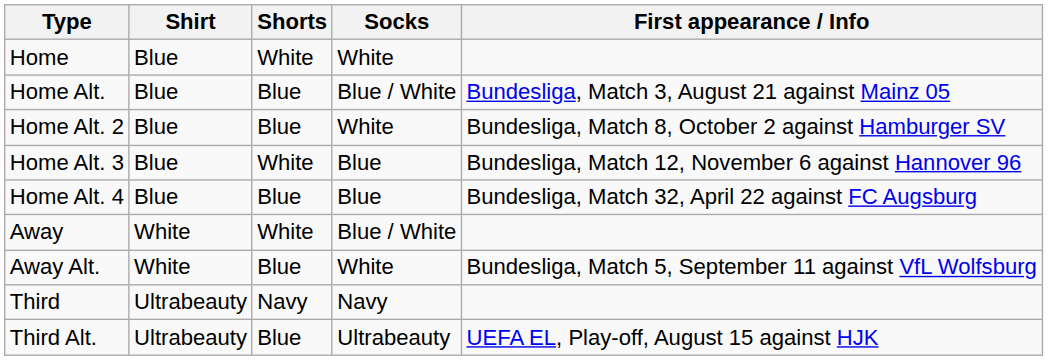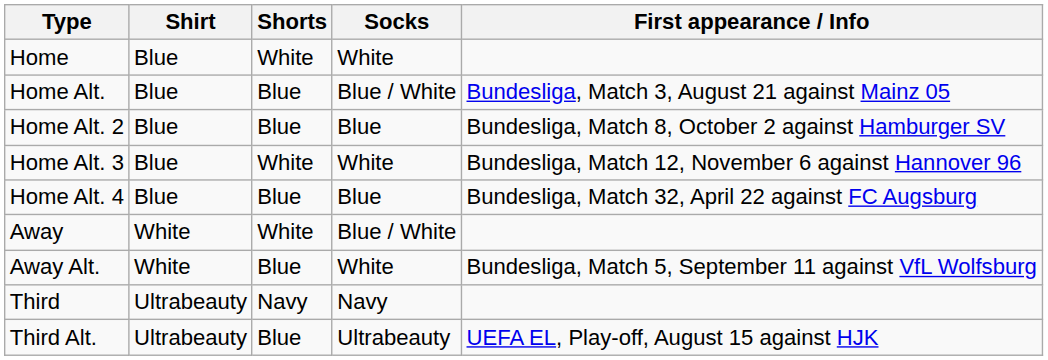(366, 127) White -> (359, 127) Blue
(359, 162) Blue -> (366, 162) White
